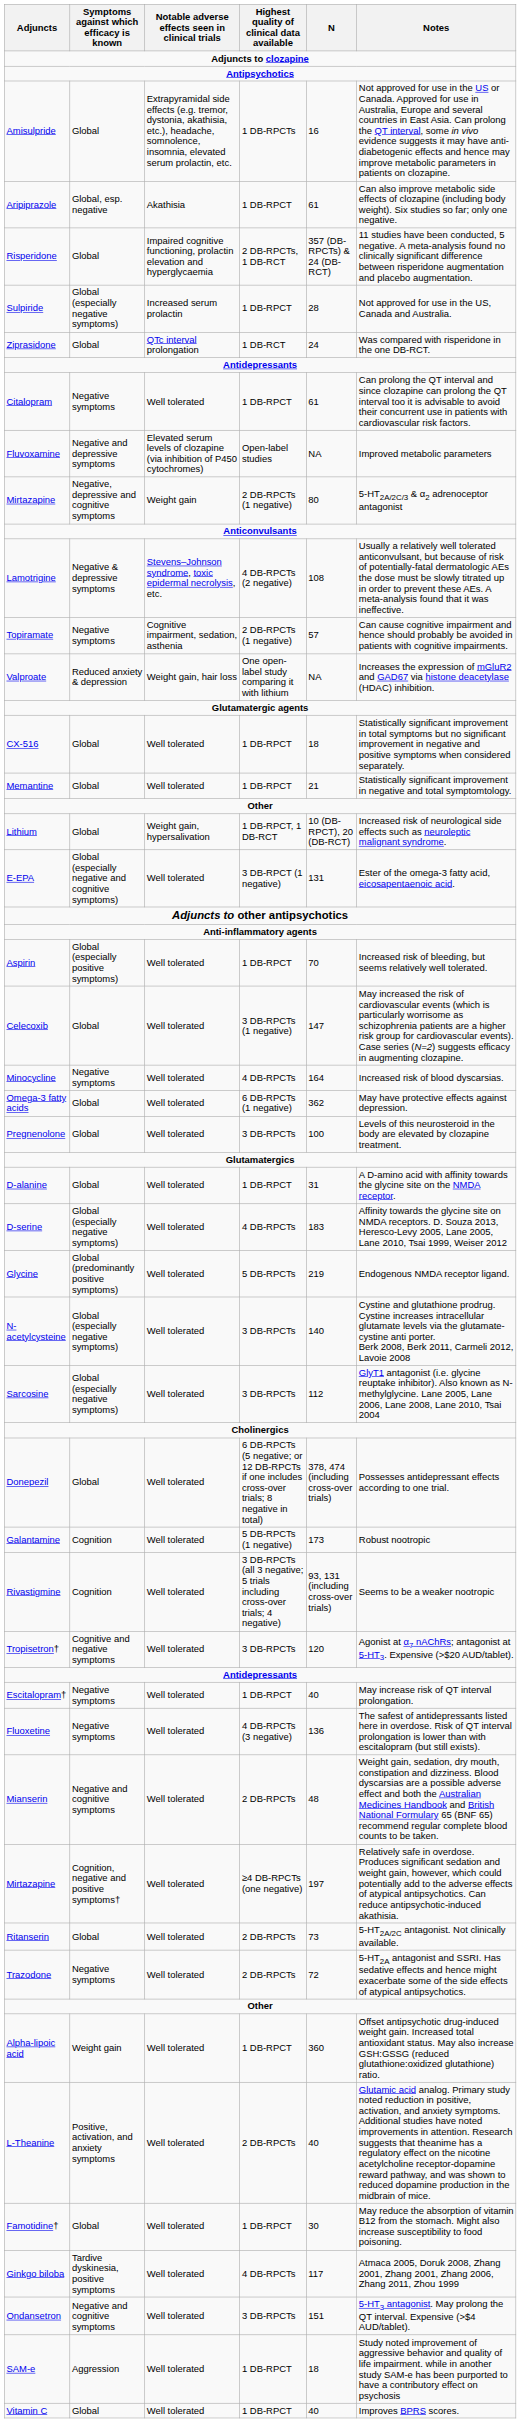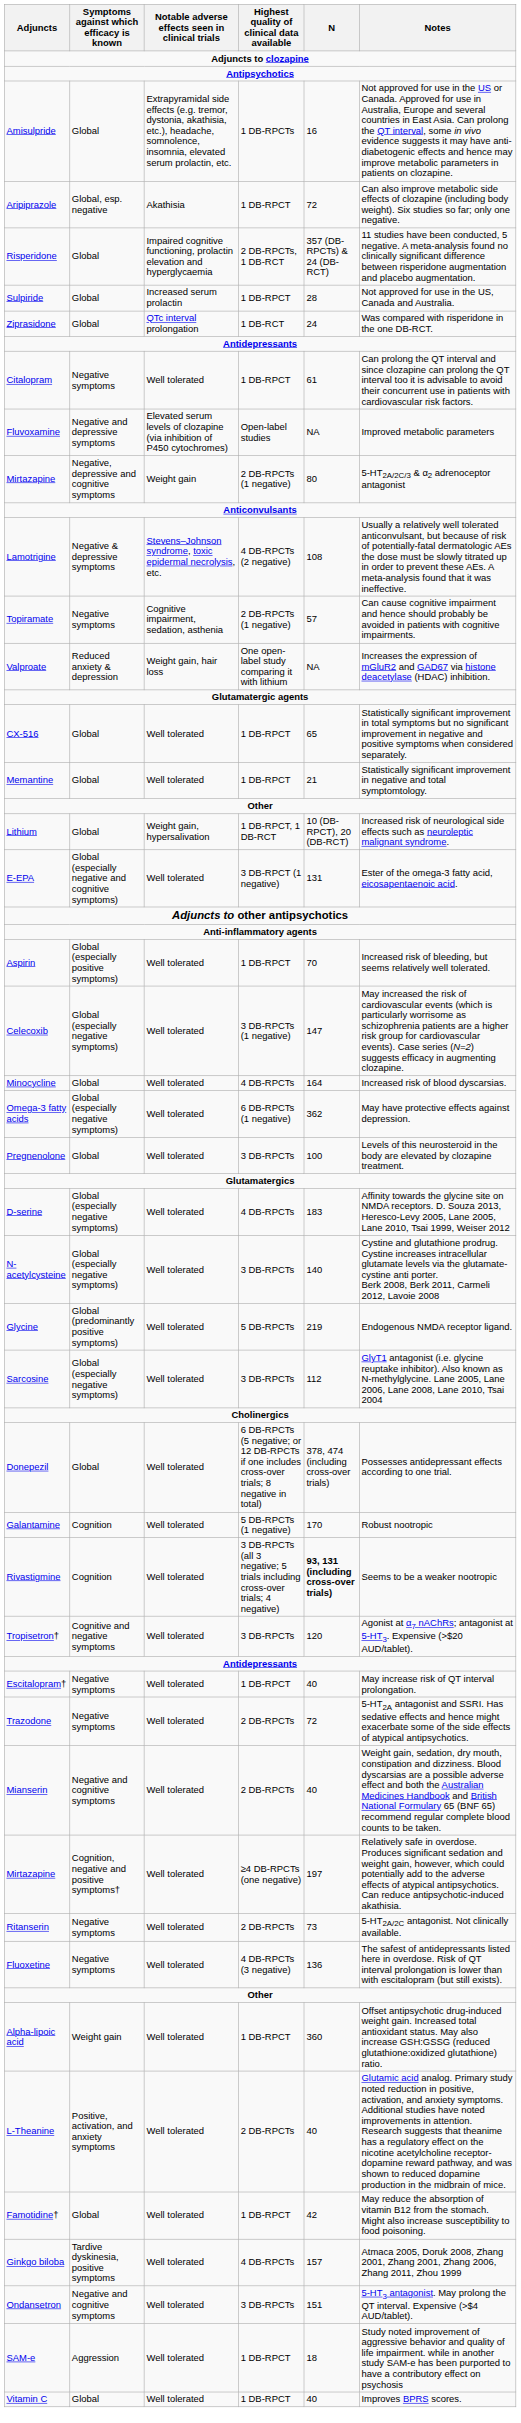(314, 204) 61 -> (312, 204) 72
(95, 308) Global (especially negative symptoms) -> (86, 298) Global
(314, 744) 18 -> (312, 733) 65
(86, 1025) Global -> (95, 1031) Global (especially negative symptoms)
(93, 1077) Negative symptoms -> (86, 1083) Global
(86, 1103) Global -> (95, 1114) Global (especially negative symptoms)
- row: (27, 1185)
rows swapped: (22, 1273) <-> (36, 1331)
(316, 1540) 173 -> (314, 1525) 170
(330, 1592) normal -> (331, 1577) bold
rows swapped: (28, 1731) <-> (29, 1974)
(314, 1799) 48 -> (312, 1790) 40
(86, 1936) Global -> (93, 1927) Negative symptoms
(314, 2226) 30 -> (312, 2215) 42
(316, 2273) 117 -> (314, 2262) 157
